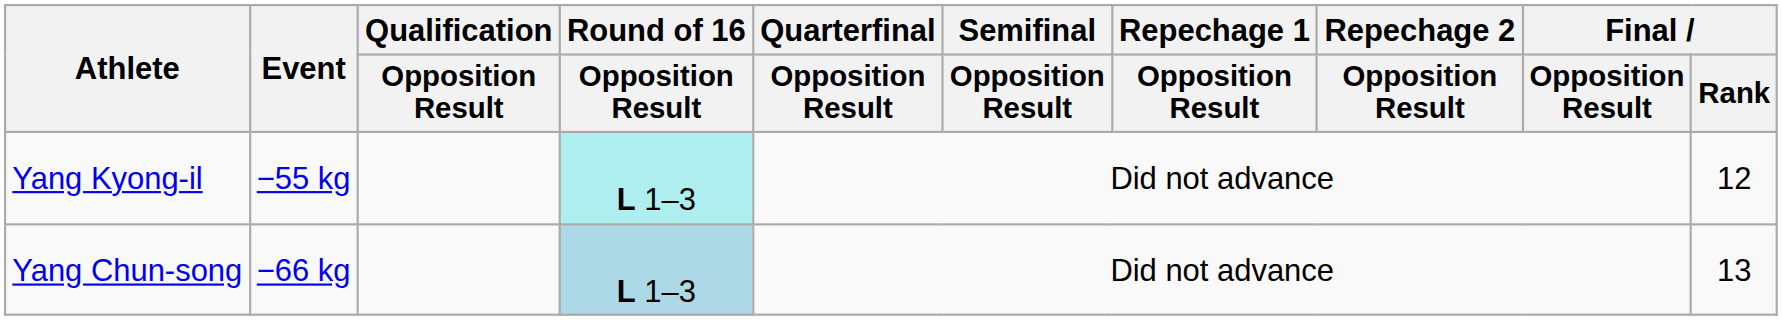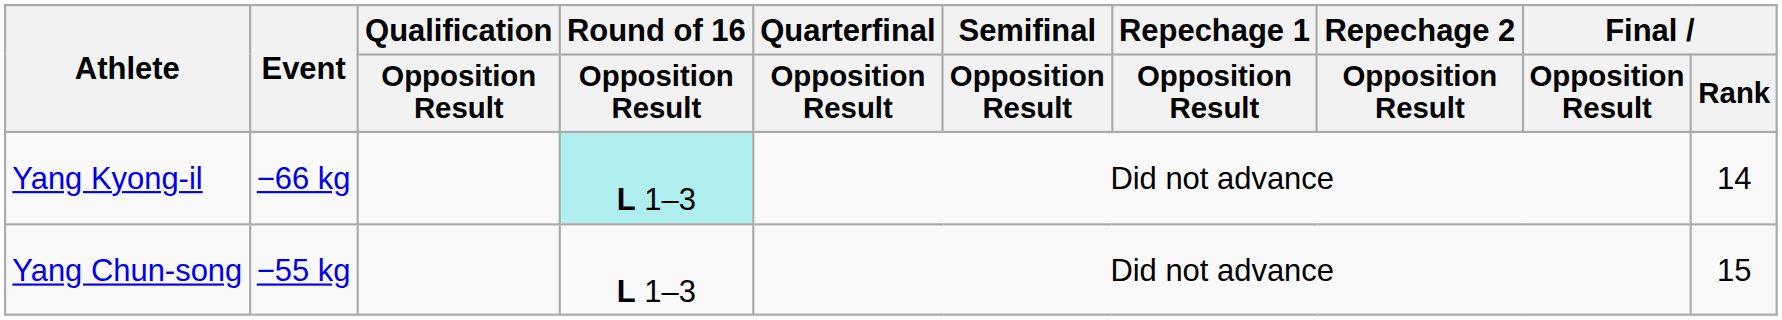(304, 179) −55 kg -> (304, 179) −66 kg
(1734, 179) 12 -> (1734, 179) 14
(304, 270) −66 kg -> (304, 270) −55 kg
(656, 291) lightblue background -> (656, 291) no background
(1734, 270) 13 -> (1734, 270) 15
